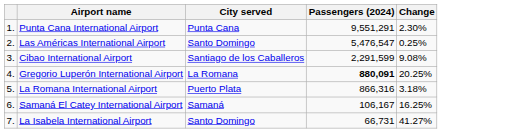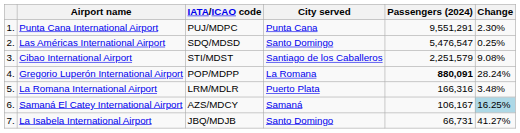+ column: (225, 12)
(373, 58) 2,291,599 -> (451, 58) 2,251,579
(415, 74) 20.25% -> (494, 74) 28.24%
(377, 89) 866,316 -> (455, 89) 166,316
(413, 89) 3.18% -> (491, 89) 3.48%
(415, 105) no background -> (494, 105) lightblue background
